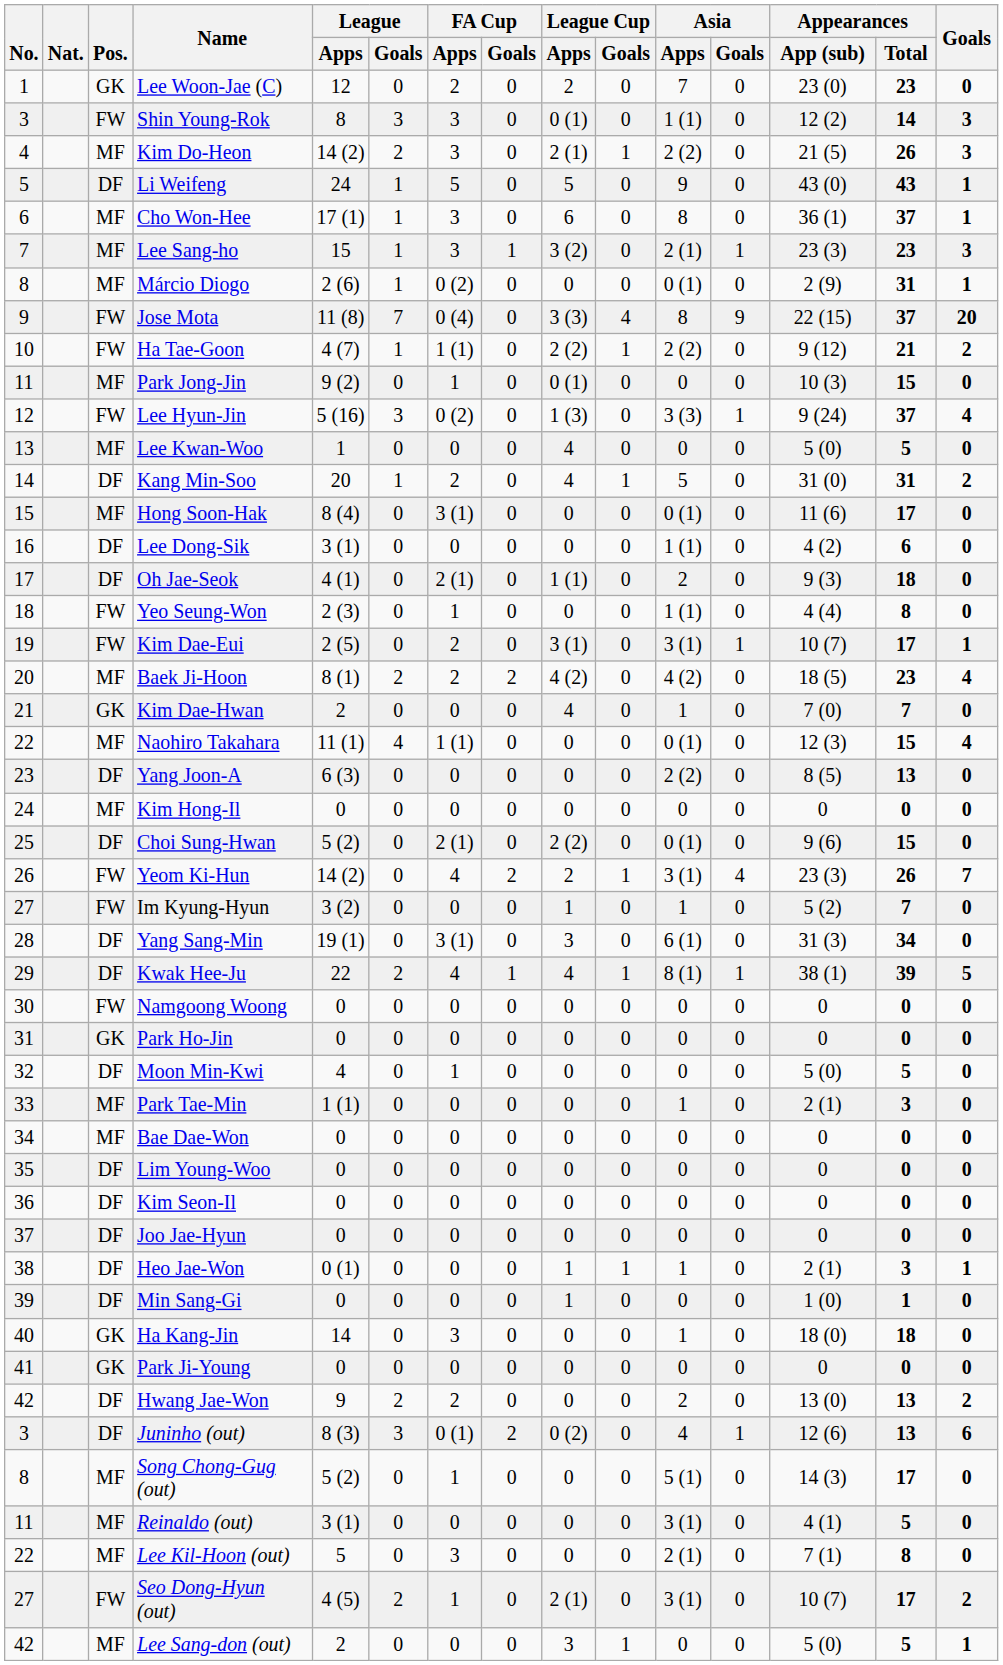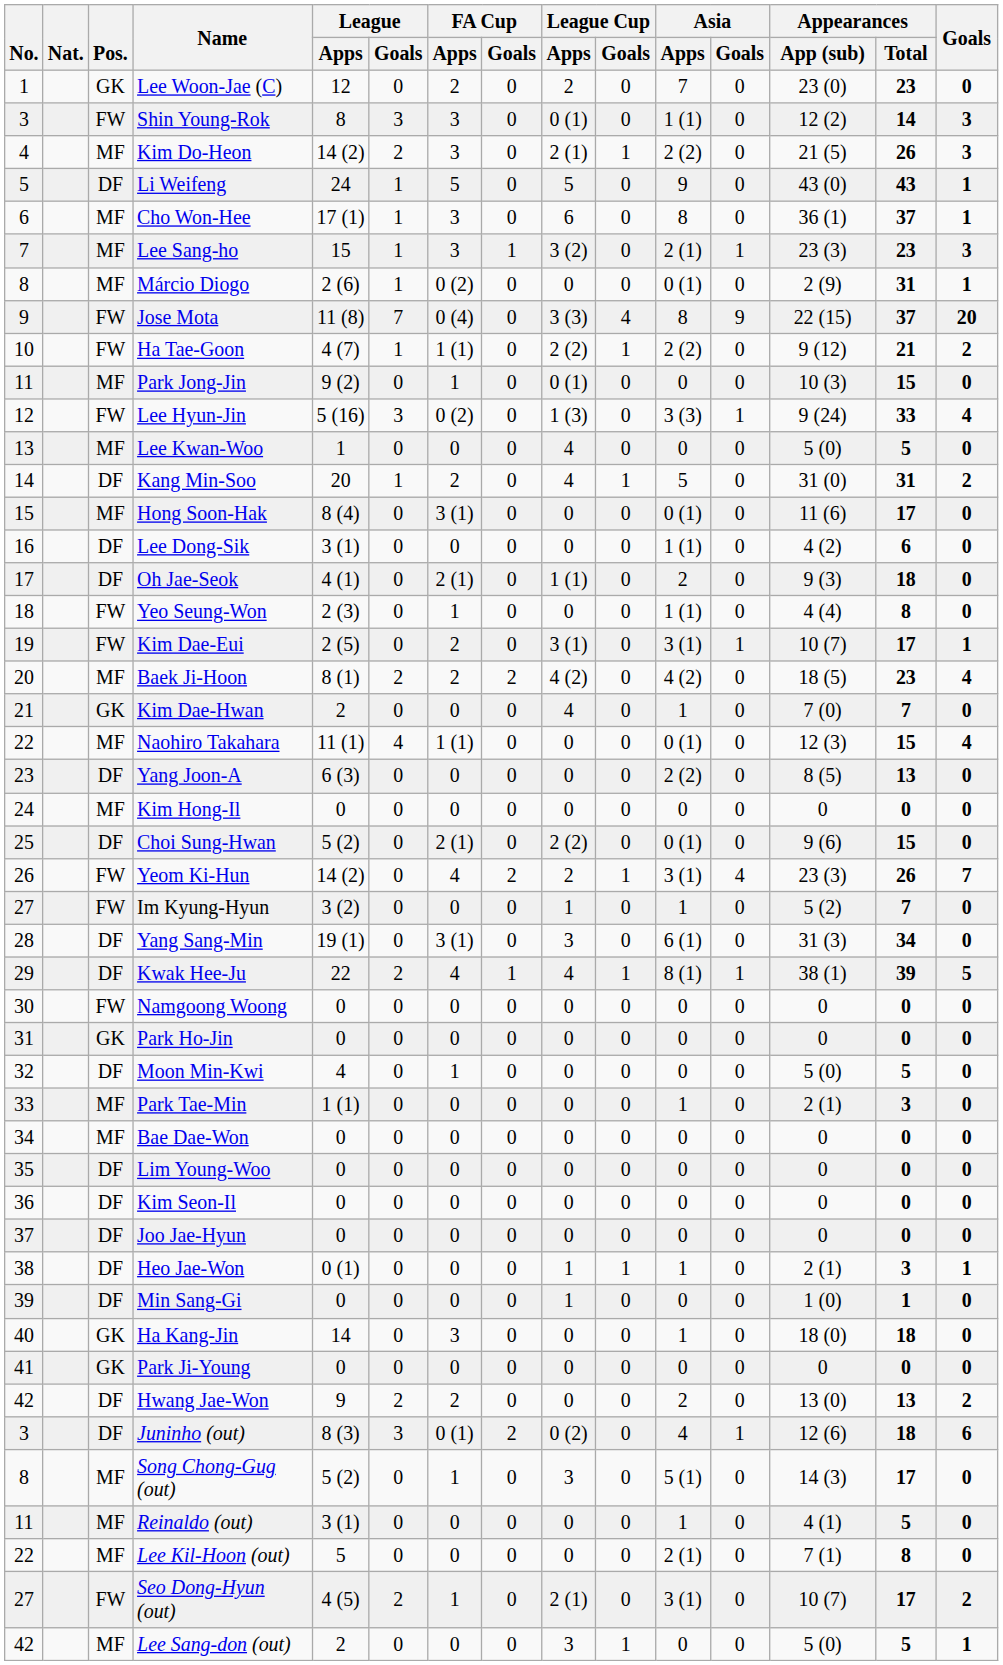(906, 415) 37 -> (906, 415) 33
(906, 1432) 13 -> (906, 1432) 18
(569, 1477) 0 -> (569, 1477) 3
(683, 1522) 3 (1) -> (683, 1522) 1
(455, 1554) 3 -> (455, 1554) 0
